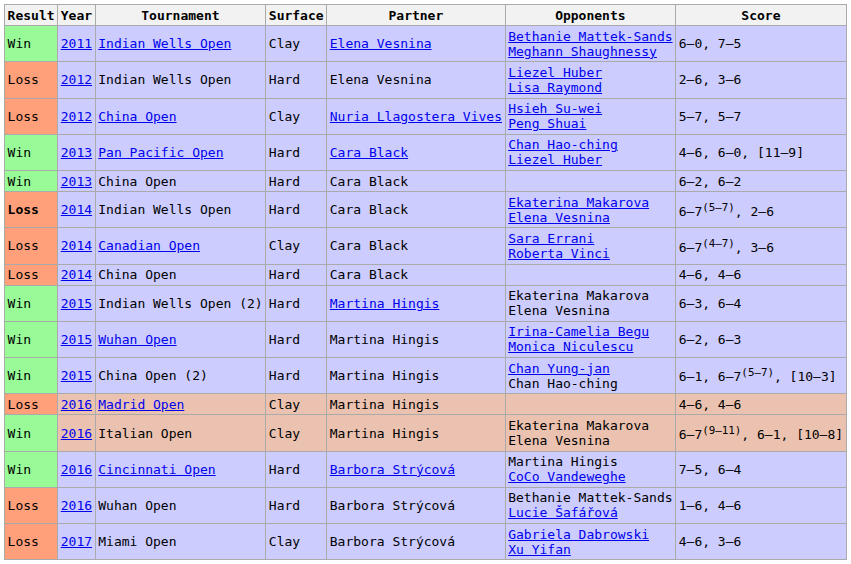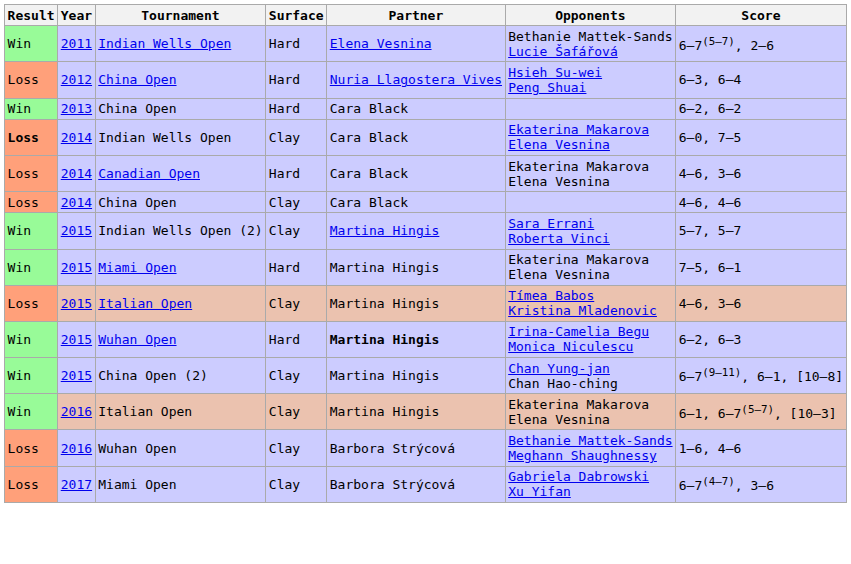(284, 44) Clay -> (284, 44) Hard
(590, 44) Bethanie Mattek-Sands Meghann Shaughnessy -> (590, 44) Bethanie Mattek-Sands Lucie Šafářová
(710, 44) 6–0, 7–5 -> (726, 44) 6–7(5–7), 2–6
- row: (76, 80)
(284, 116) Clay -> (284, 80) Hard
(710, 116) 5–7, 5–7 -> (710, 80) 6–3, 6–4
- row: (76, 152)
(284, 210) Hard -> (284, 137) Clay
(726, 210) 6–7(5–7), 2–6 -> (710, 137) 6–0, 7–5
(284, 246) Clay -> (284, 174) Hard
(559, 246) Sara Errani Roberta Vinci -> (579, 174) Ekaterina Makarova Elena Vesnina
(726, 246) 6–7(4–7), 3–6 -> (710, 174) 4–6, 3–6
(284, 275) Hard -> (284, 202) Clay
(284, 303) Hard -> (284, 231) Clay
(579, 303) Ekaterina Makarova Elena Vesnina -> (559, 231) Sara Errani Roberta Vinci
(710, 303) 6–3, 6–4 -> (710, 231) 5–7, 5–7
+ row: (76, 267)
+ row: (76, 303)
(385, 339) normal -> (385, 339) bold
(284, 376) Hard -> (284, 376) Clay
(758, 376) 6–1, 6–7(5–7), [10–3] -> (761, 376) 6–7(9–11), 6–1, [10–8]
- row: (76, 404)
(761, 433) 6–7(9–11), 6–1, [10–8] -> (758, 412) 6–1, 6–7(5–7), [10–3]
- row: (76, 469)
(284, 505) Hard -> (284, 448) Clay
(590, 505) Bethanie Mattek-Sands Lucie Šafářová -> (590, 448) Bethanie Mattek-Sands Meghann Shaughnessy
(710, 542) 4–6, 3–6 -> (726, 484) 6–7(4–7), 3–6
